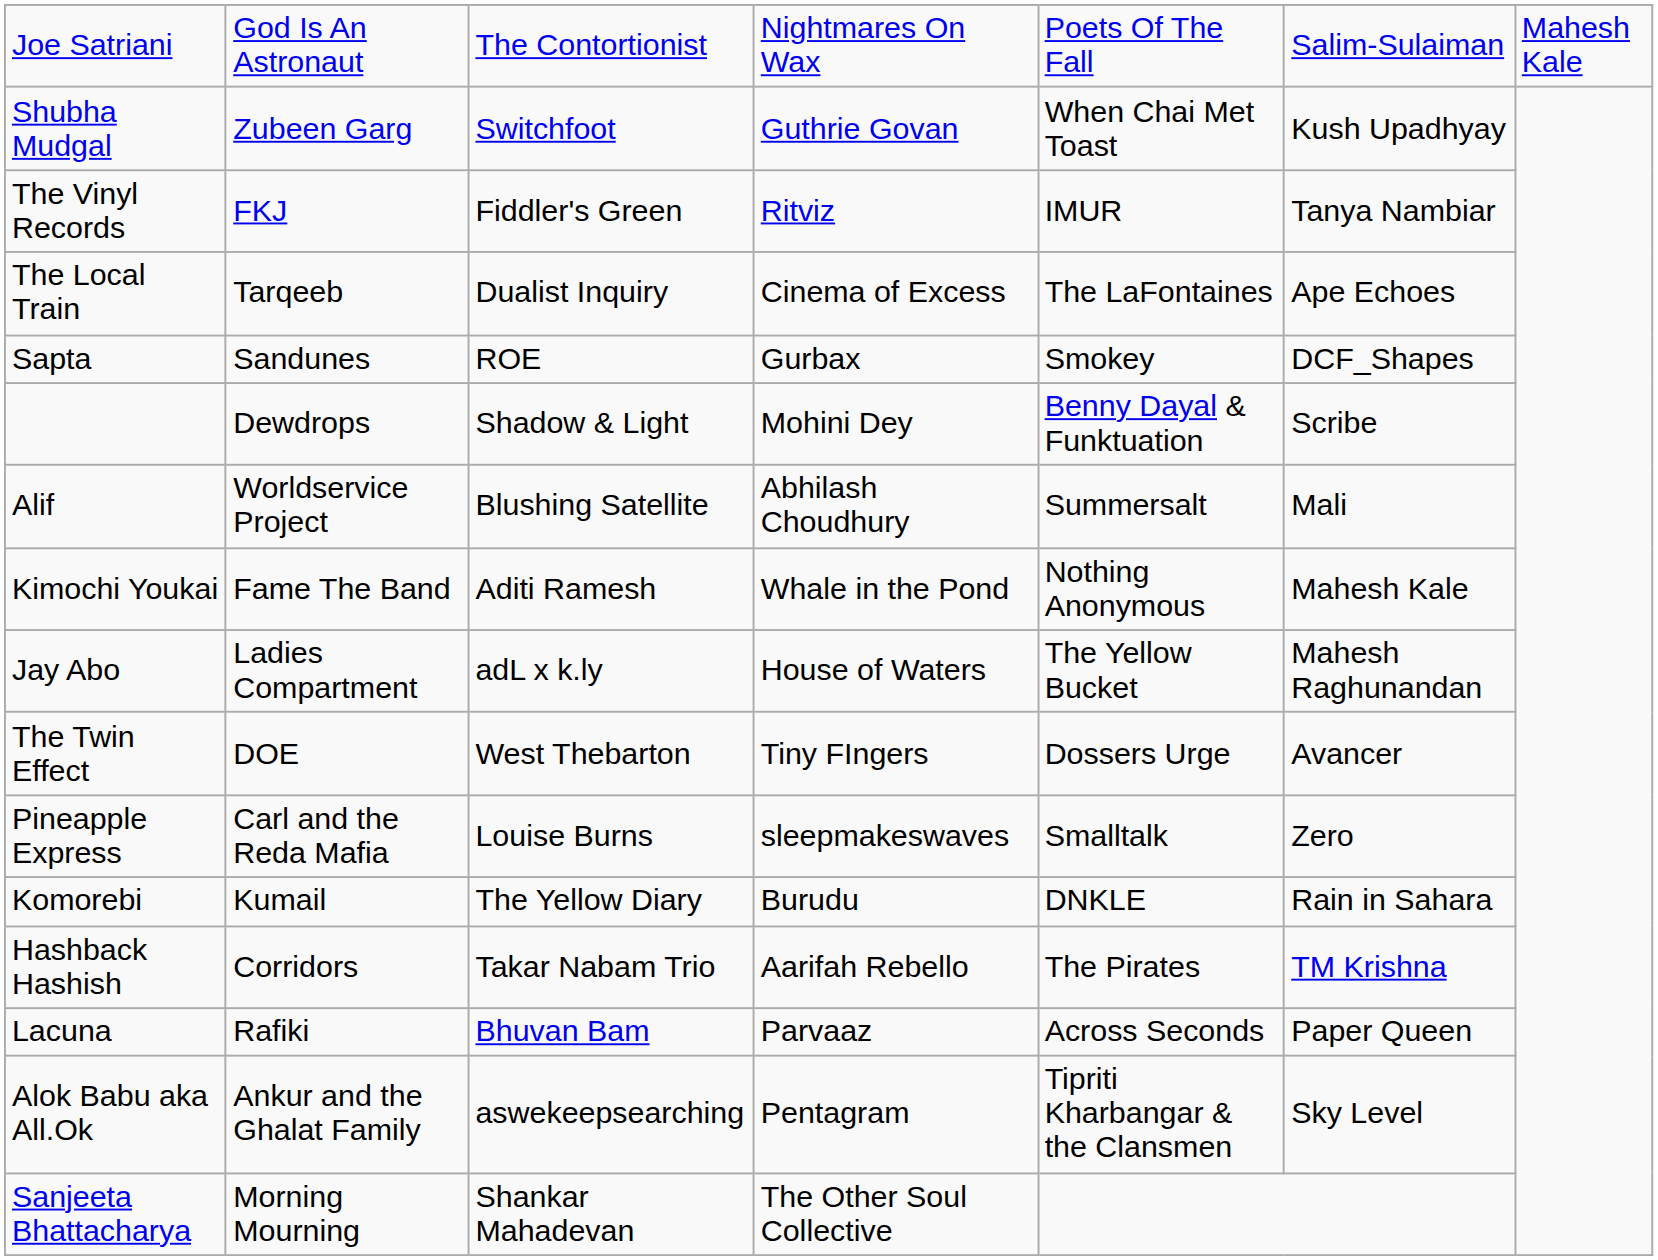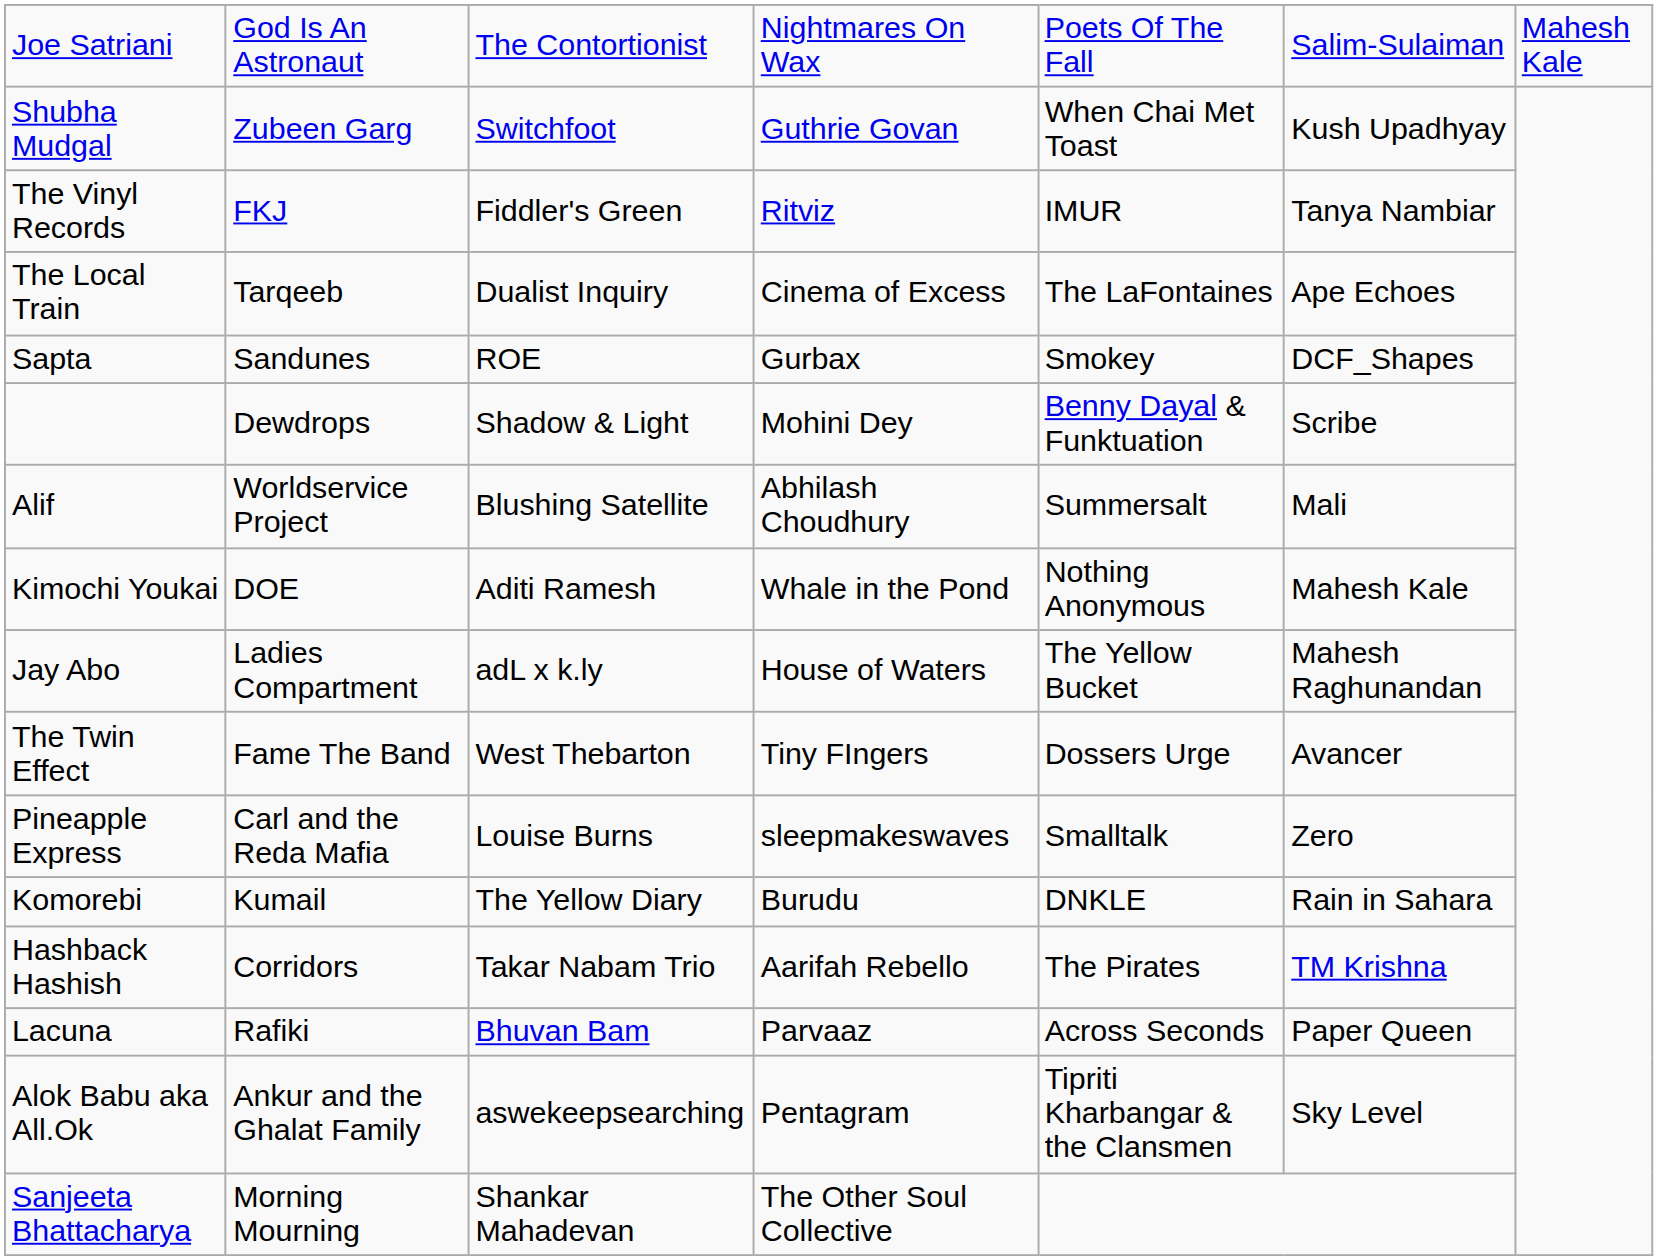(342, 588) Fame The Band -> (266, 588) DOE
(266, 753) DOE -> (342, 753) Fame The Band
